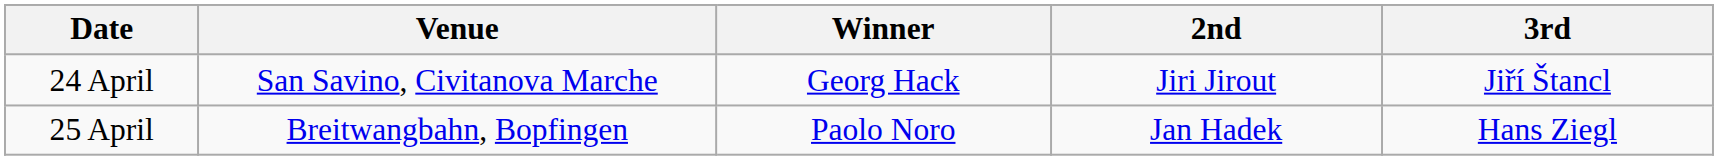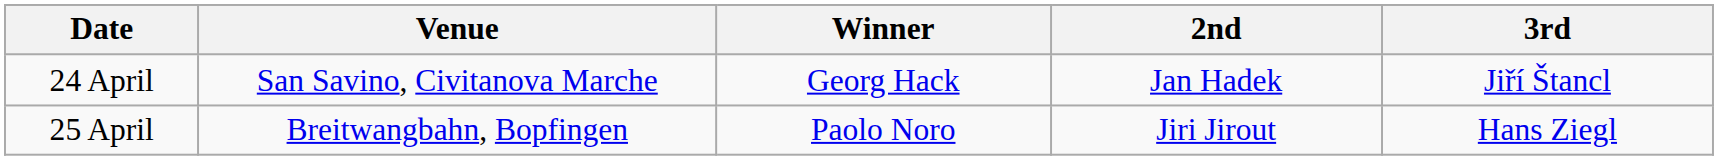(1216, 79) Jiri Jirout -> (1216, 79) Jan Hadek
(1216, 129) Jan Hadek -> (1216, 129) Jiri Jirout
